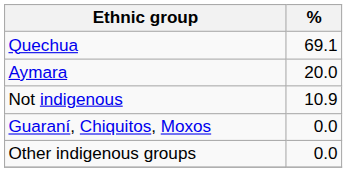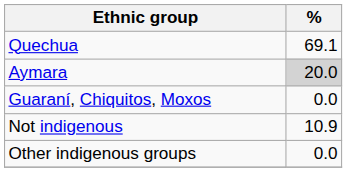(321, 72) no background -> (321, 72) lightgrey background
rows swapped: (110, 126) <-> (66, 99)
